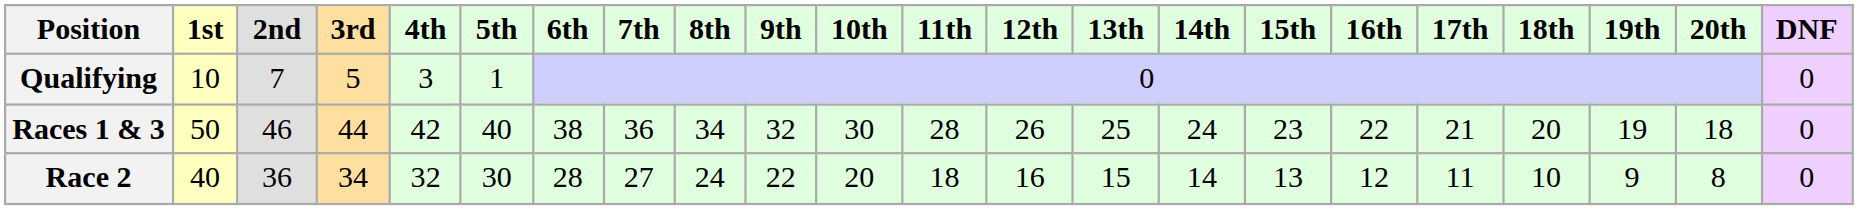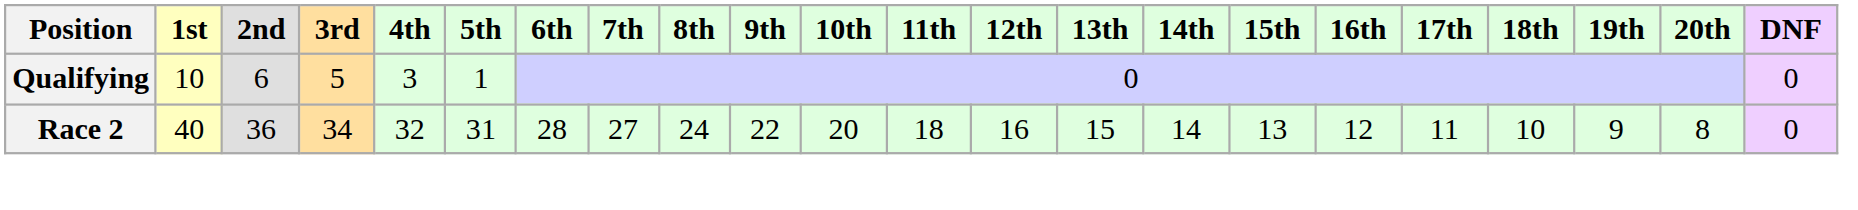(277, 78) 7 -> (261, 78) 6
- row: (89, 128)
(497, 177) 30 -> (481, 128) 31
